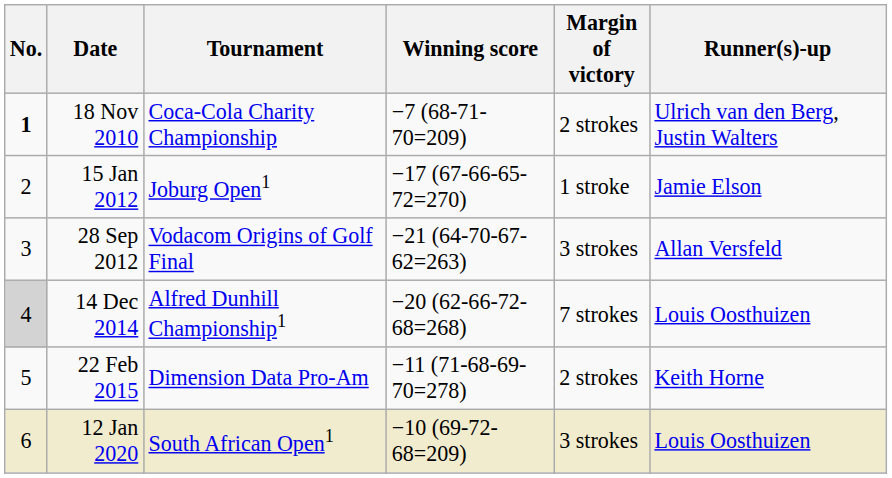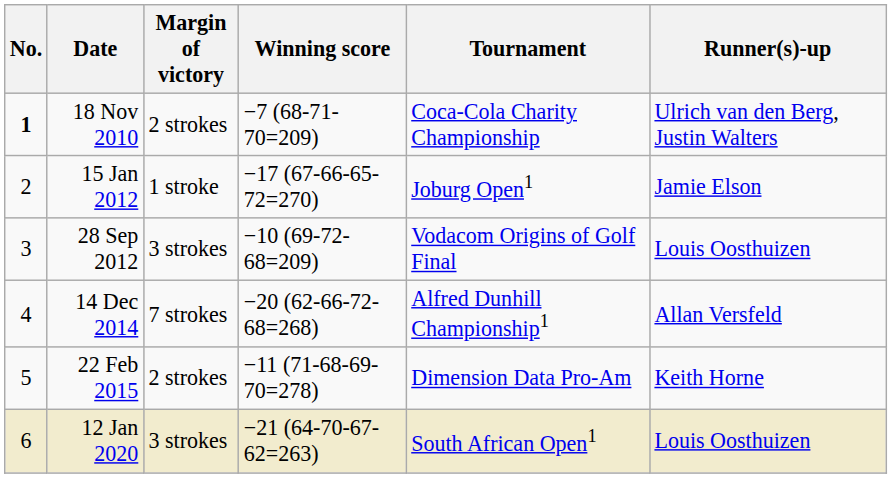columns swapped: (265, 48) <-> (602, 48)
(459, 249) −21 (64-70-67-62=263) -> (297, 249) −10 (69-72-68=209)
(718, 249) Allan Versfeld -> (732, 249) Louis Oosthuizen
(26, 313) lightgrey background -> (26, 313) no background
(732, 313) Louis Oosthuizen -> (718, 313) Allan Versfeld
(445, 441) −10 (69-72-68=209) -> (311, 441) −21 (64-70-67-62=263)
